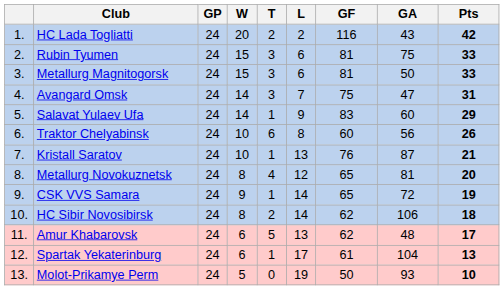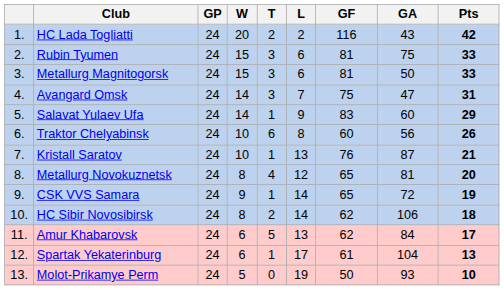(408, 235) 48 -> (408, 235) 84
